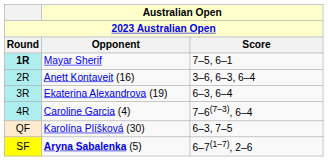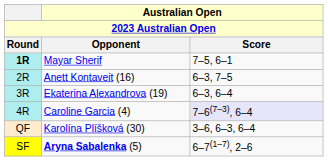(224, 77) 3–6, 6–3, 6–4 -> (212, 77) 6–3, 7–5
(222, 111) no background -> (222, 111) lavender background
(212, 129) 6–3, 7–5 -> (224, 129) 3–6, 6–3, 6–4
